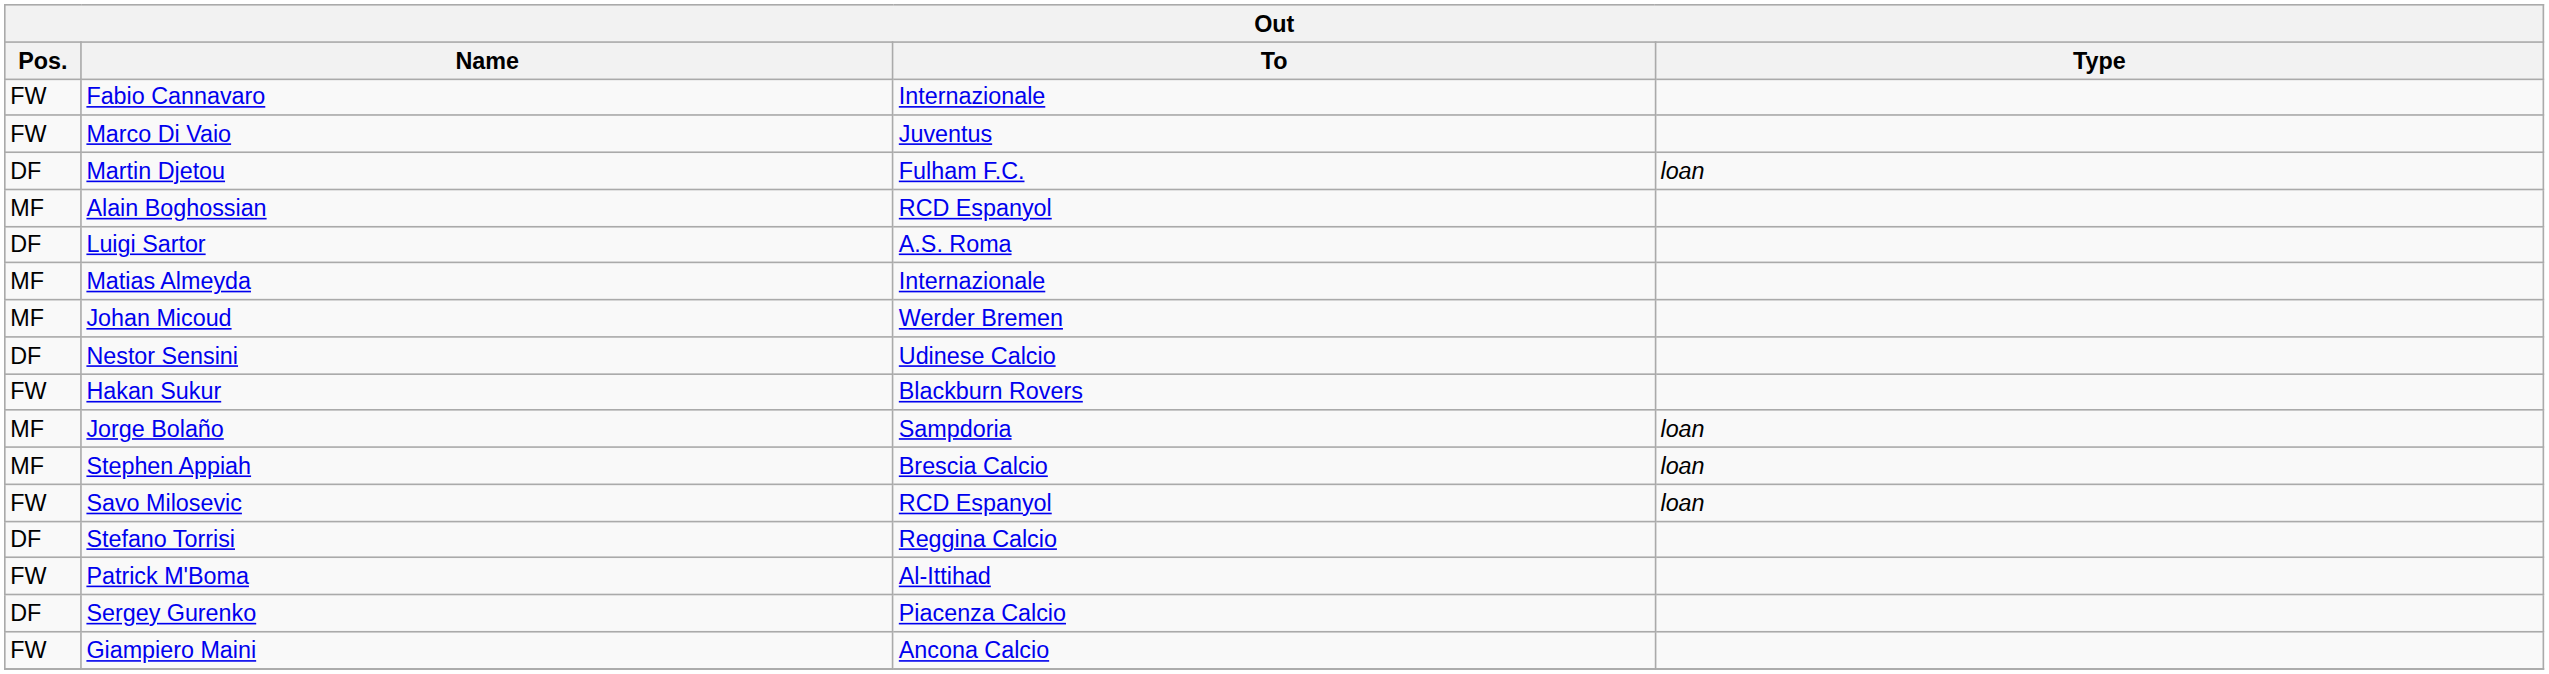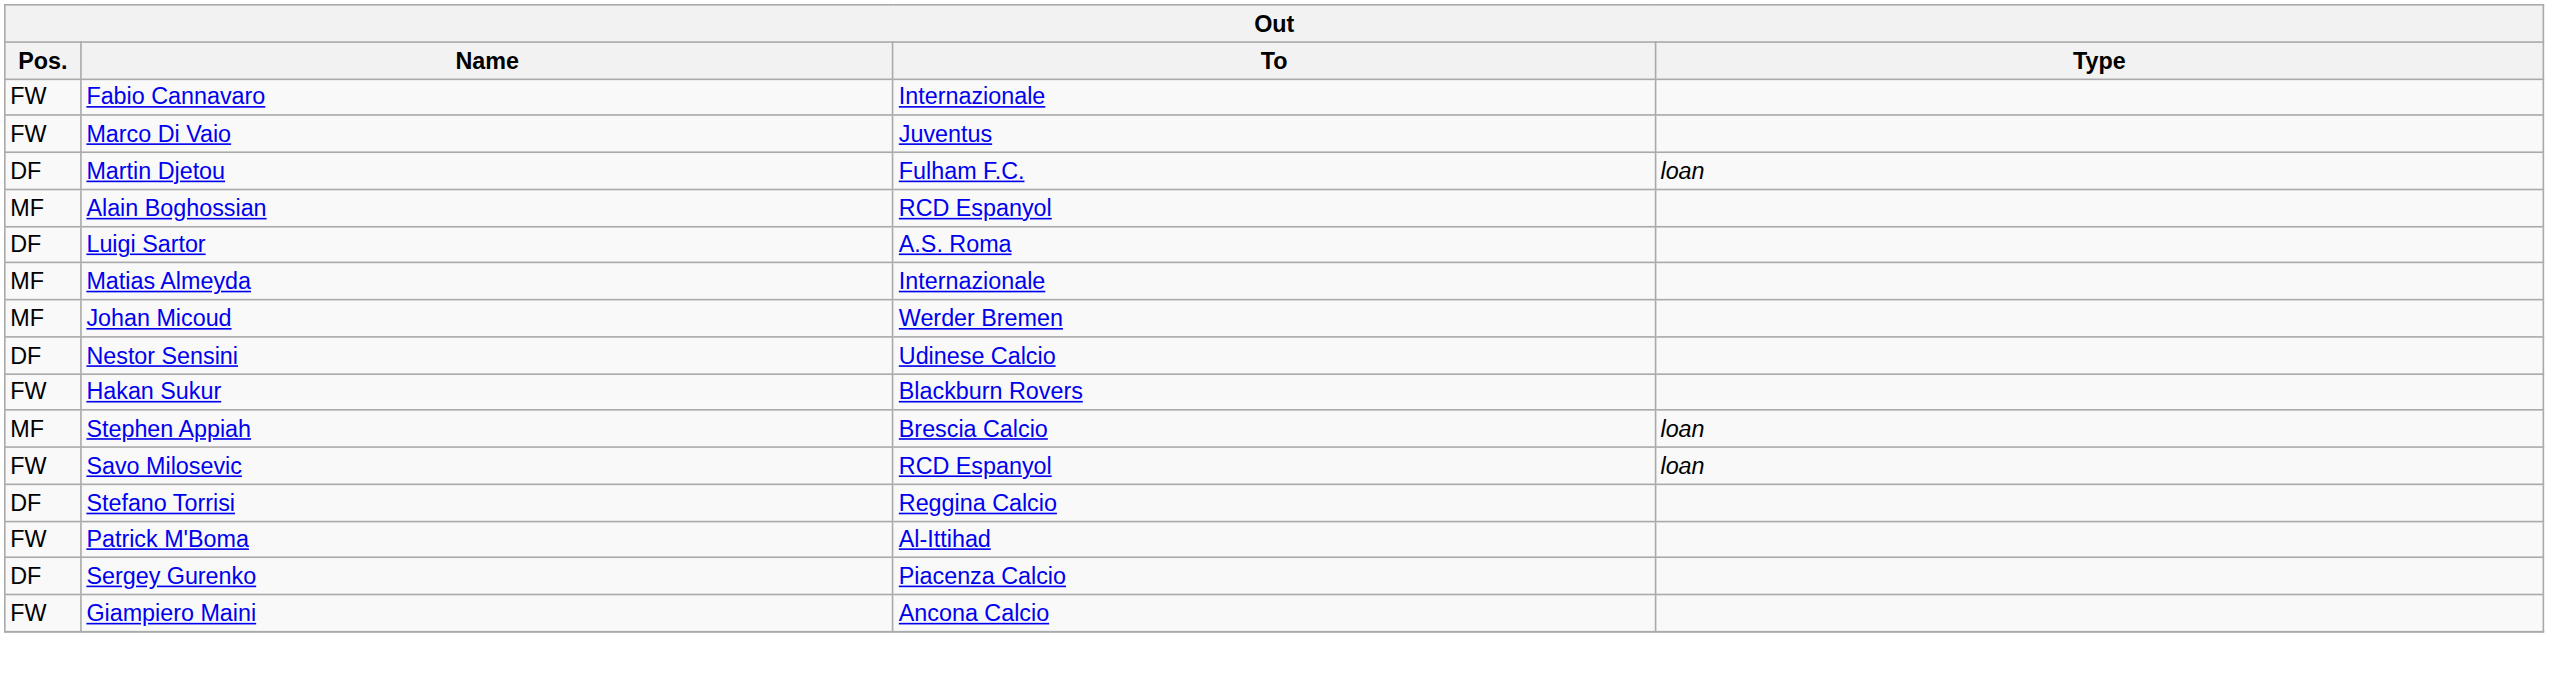- row: (155, 429)
